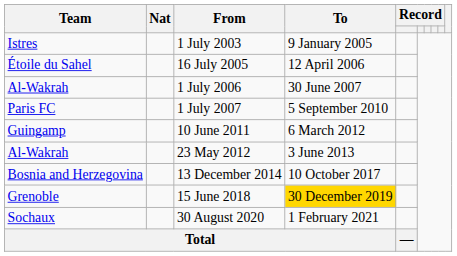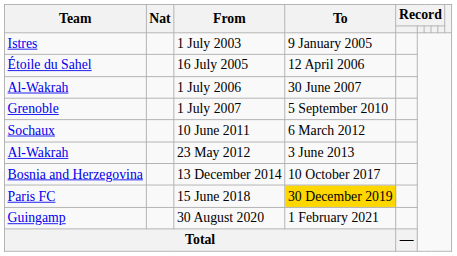(31, 109) Paris FC -> (33, 109) Grenoble
(37, 130) Guingamp -> (31, 130) Sochaux
(33, 196) Grenoble -> (31, 196) Paris FC
(31, 218) Sochaux -> (37, 218) Guingamp
